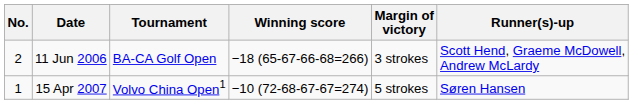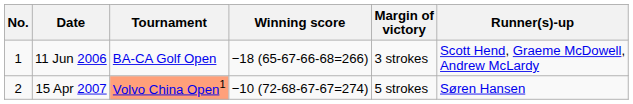(18, 58) 2 -> (18, 58) 1
(18, 88) 1 -> (18, 88) 2
(169, 88) no background -> (169, 88) lightsalmon background
